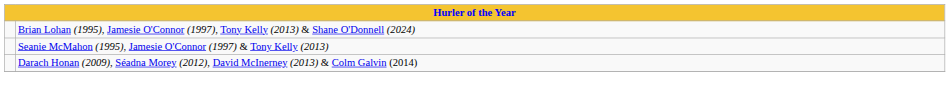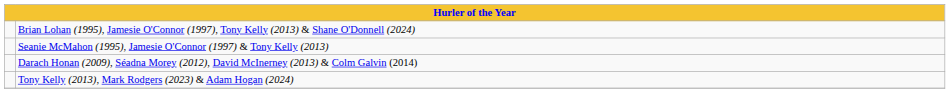+ row: (156, 79)
